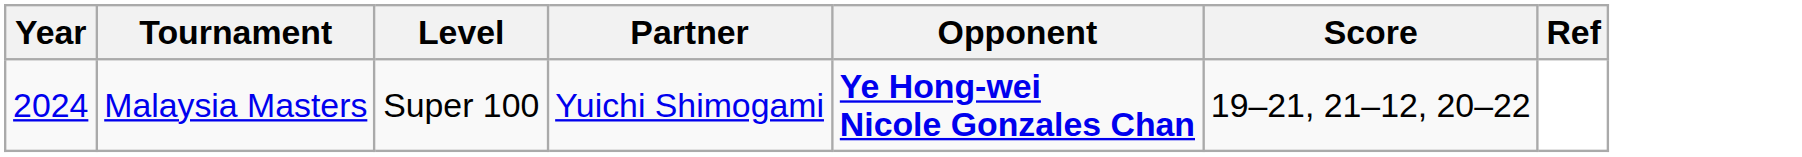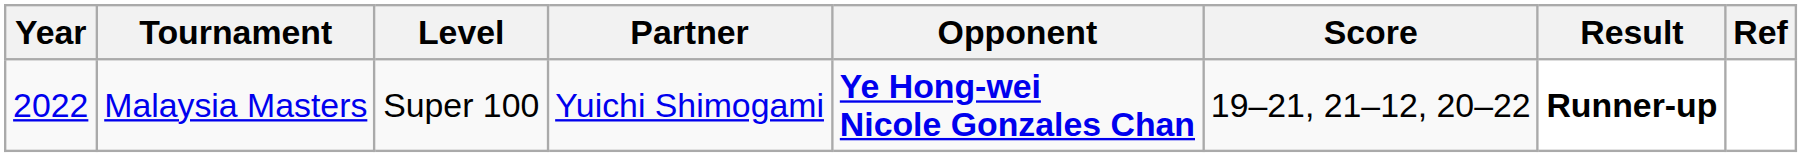+ column: (1632, 32)
(51, 105) 2024 -> (51, 105) 2022
